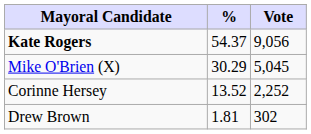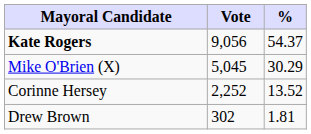columns swapped: (278, 16) <-> (229, 16)
